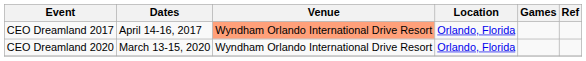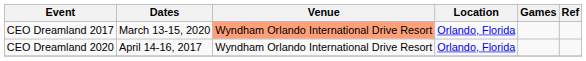(160, 30) April 14-16, 2017 -> (165, 30) March 13-15, 2020
(165, 47) March 13-15, 2020 -> (160, 47) April 14-16, 2017
